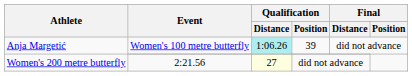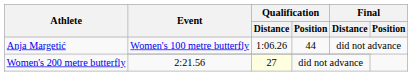(272, 46) paleturquoise background -> (272, 46) no background
(311, 46) 39 -> (311, 46) 44
